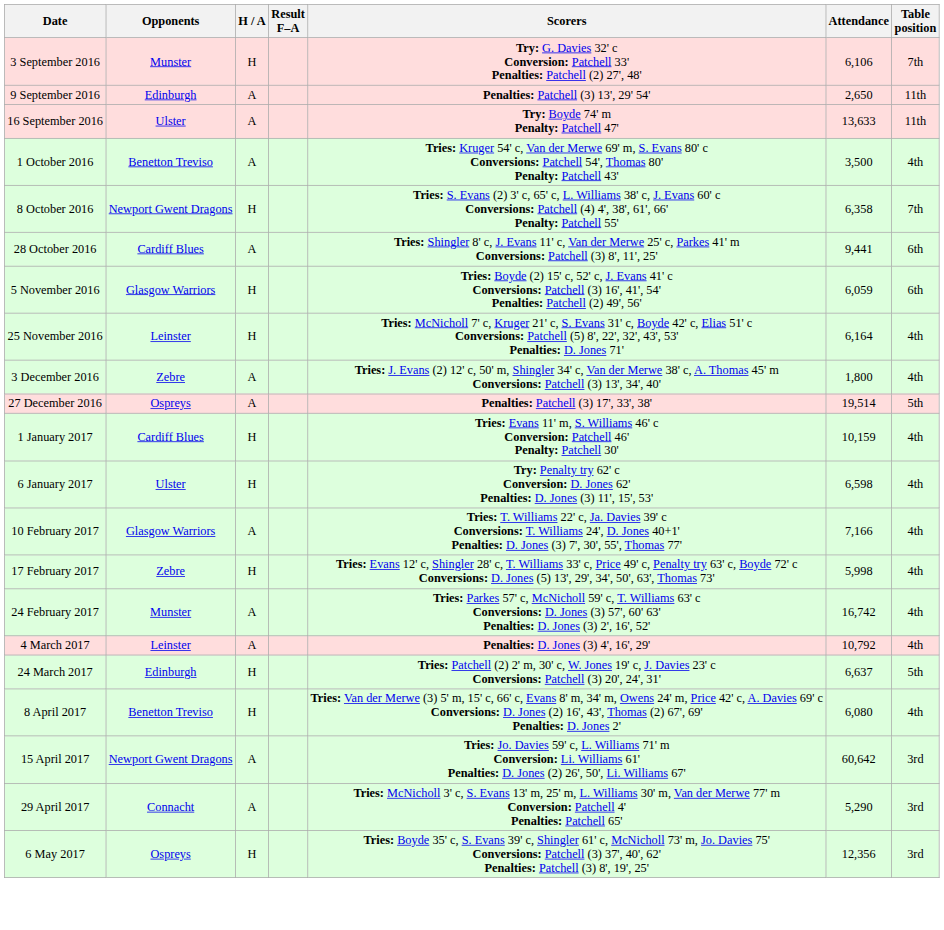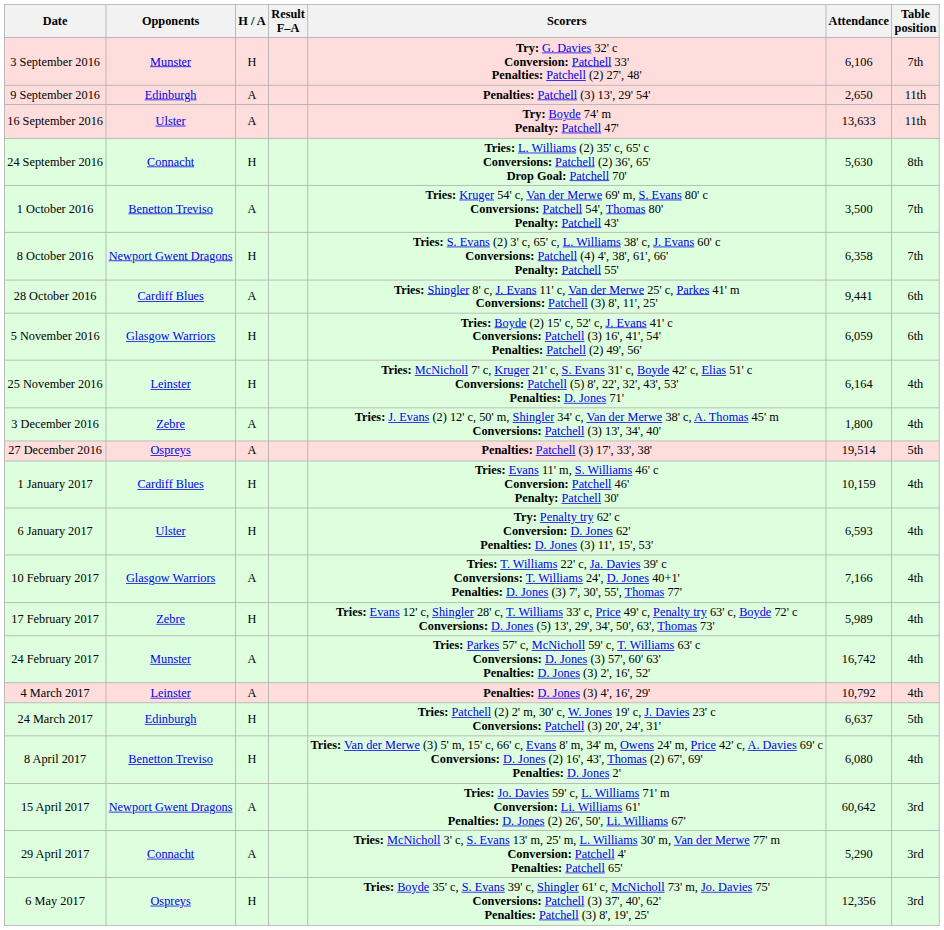+ row: (55, 161)
(915, 161) 4th -> (915, 208) 7th
(859, 484) 6,598 -> (859, 531) 6,593
(859, 571) 5,998 -> (859, 619) 5,989
